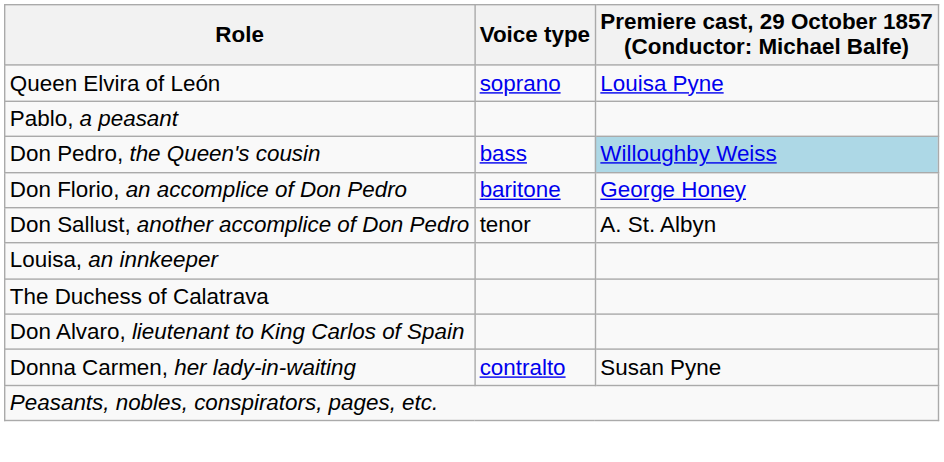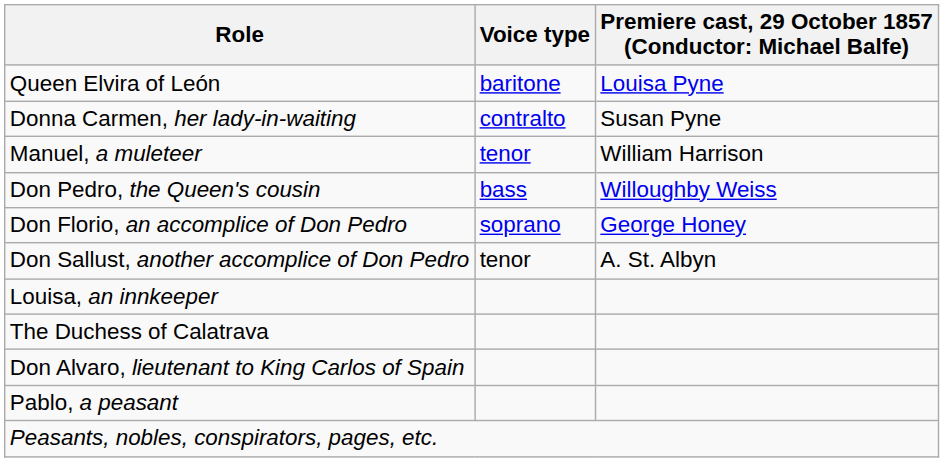(520, 82) soprano -> (520, 82) baritone
rows swapped: (183, 367) <-> (94, 118)
+ row: (106, 154)
(689, 154) lightblue background -> (689, 189) no background
(520, 189) baritone -> (520, 225) soprano
